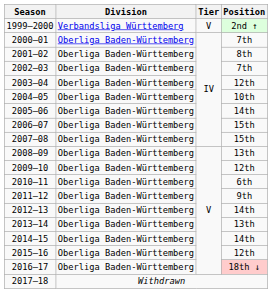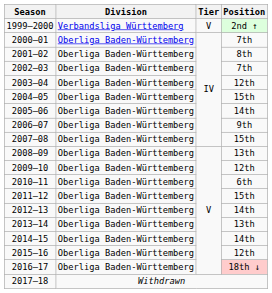(244, 97) 10th -> (244, 97) 15th
(244, 125) 15th -> (244, 125) 9th
(244, 196) 9th -> (244, 196) 15th
